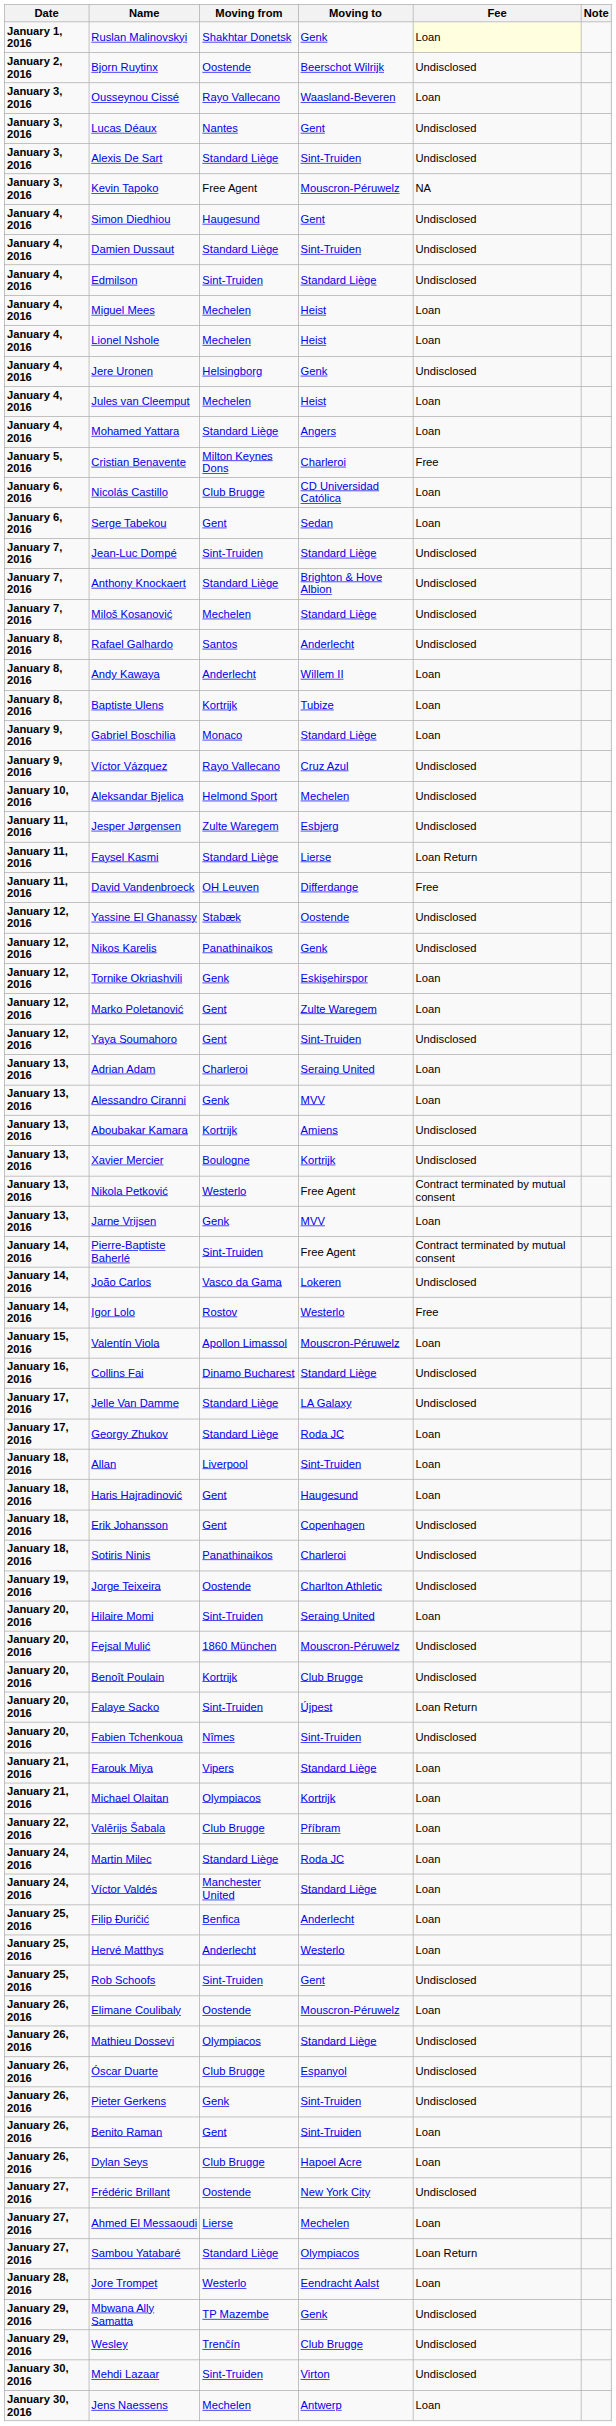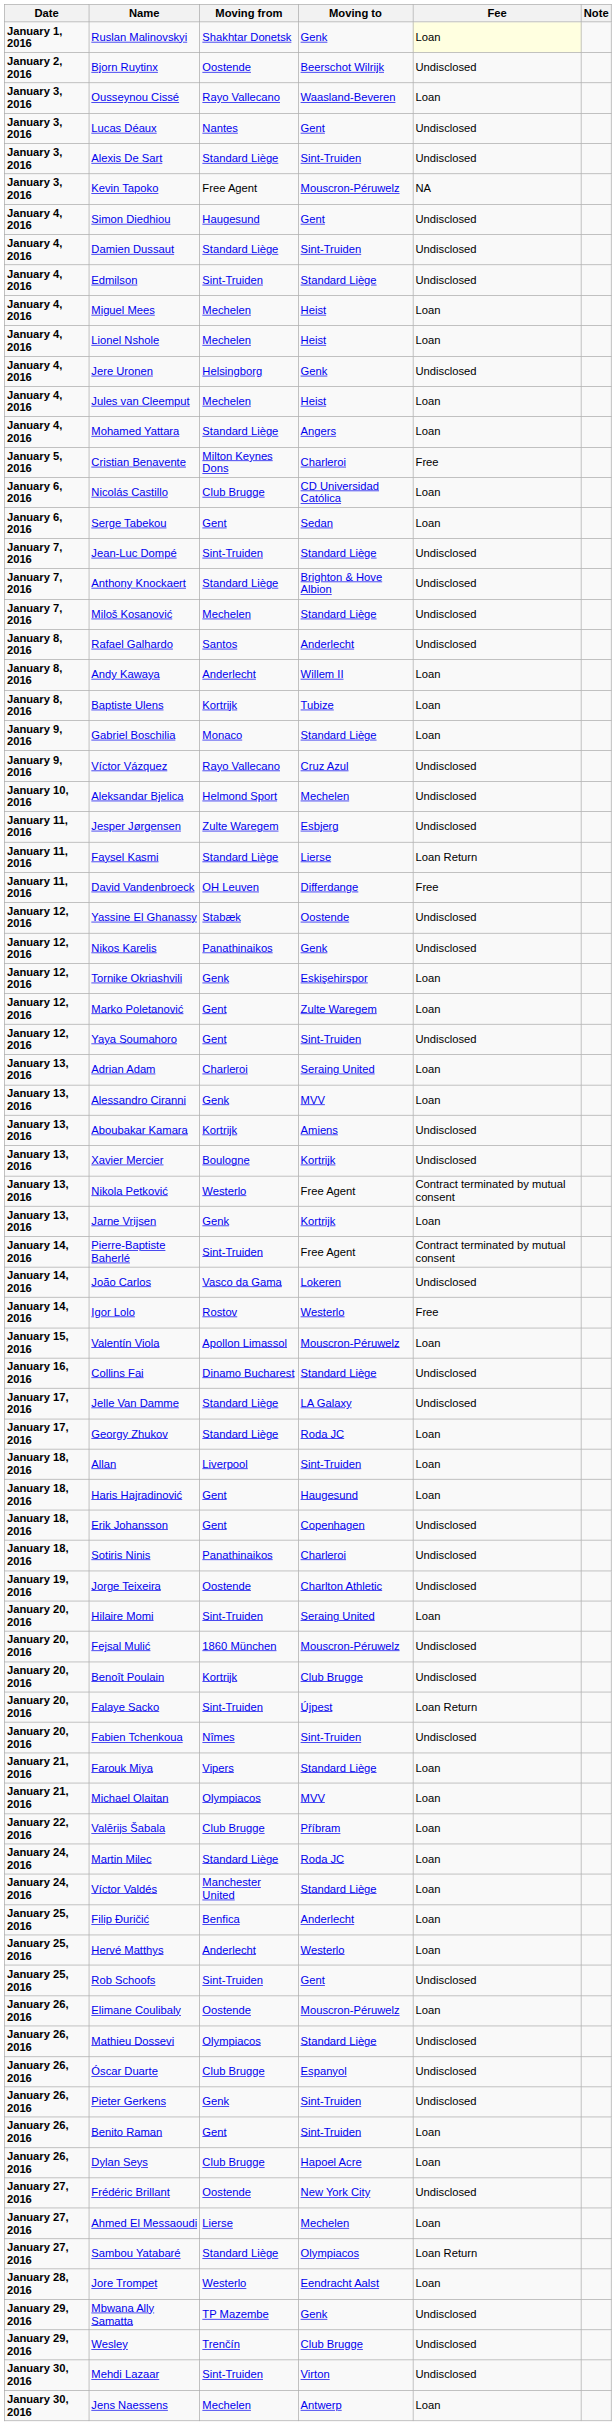(313, 1221) MVV -> (318, 1221) Kortrijk
(318, 1798) Kortrijk -> (313, 1798) MVV
